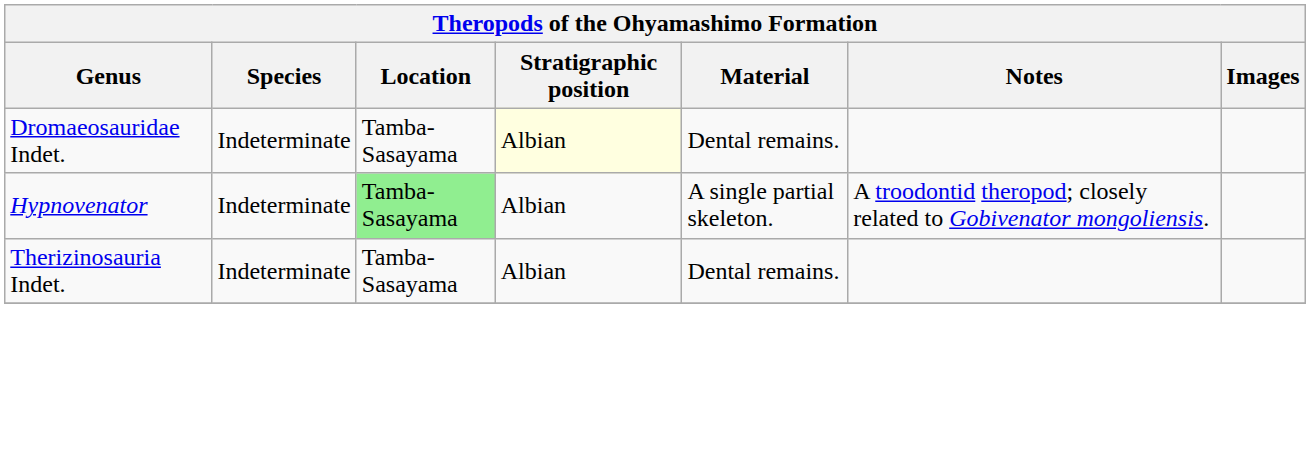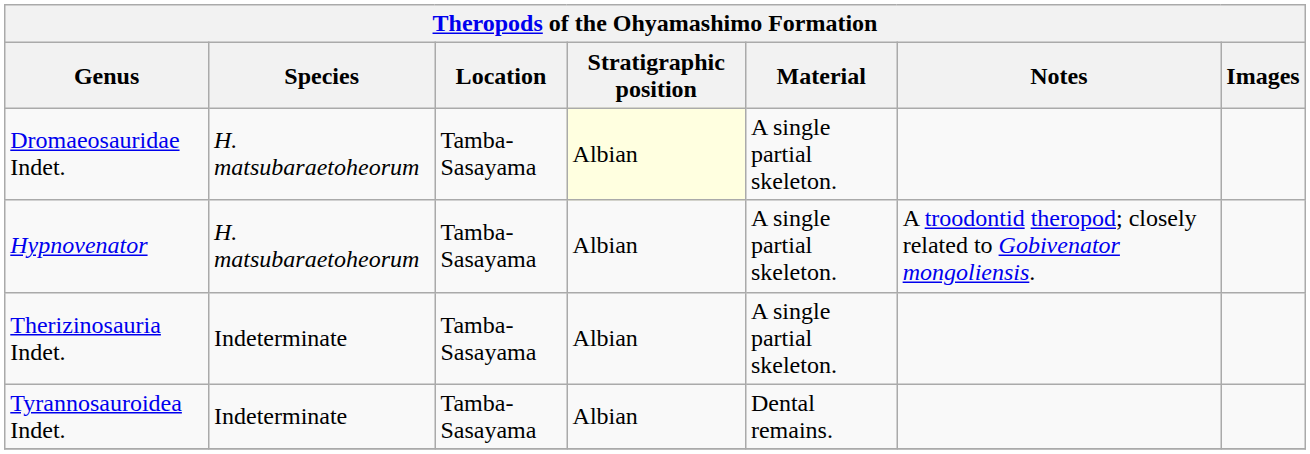(284, 140) Indeterminate -> (317, 153) H. matsubaraetoheorum
(763, 140) Dental remains. -> (794, 153) A single partial skeleton.
(284, 205) Indeterminate -> (317, 245) H. matsubaraetoheorum
(410, 205) lightgreen background -> (488, 245) no background
(763, 270) Dental remains. -> (794, 337) A single partial skeleton.
+ row: (96, 416)
